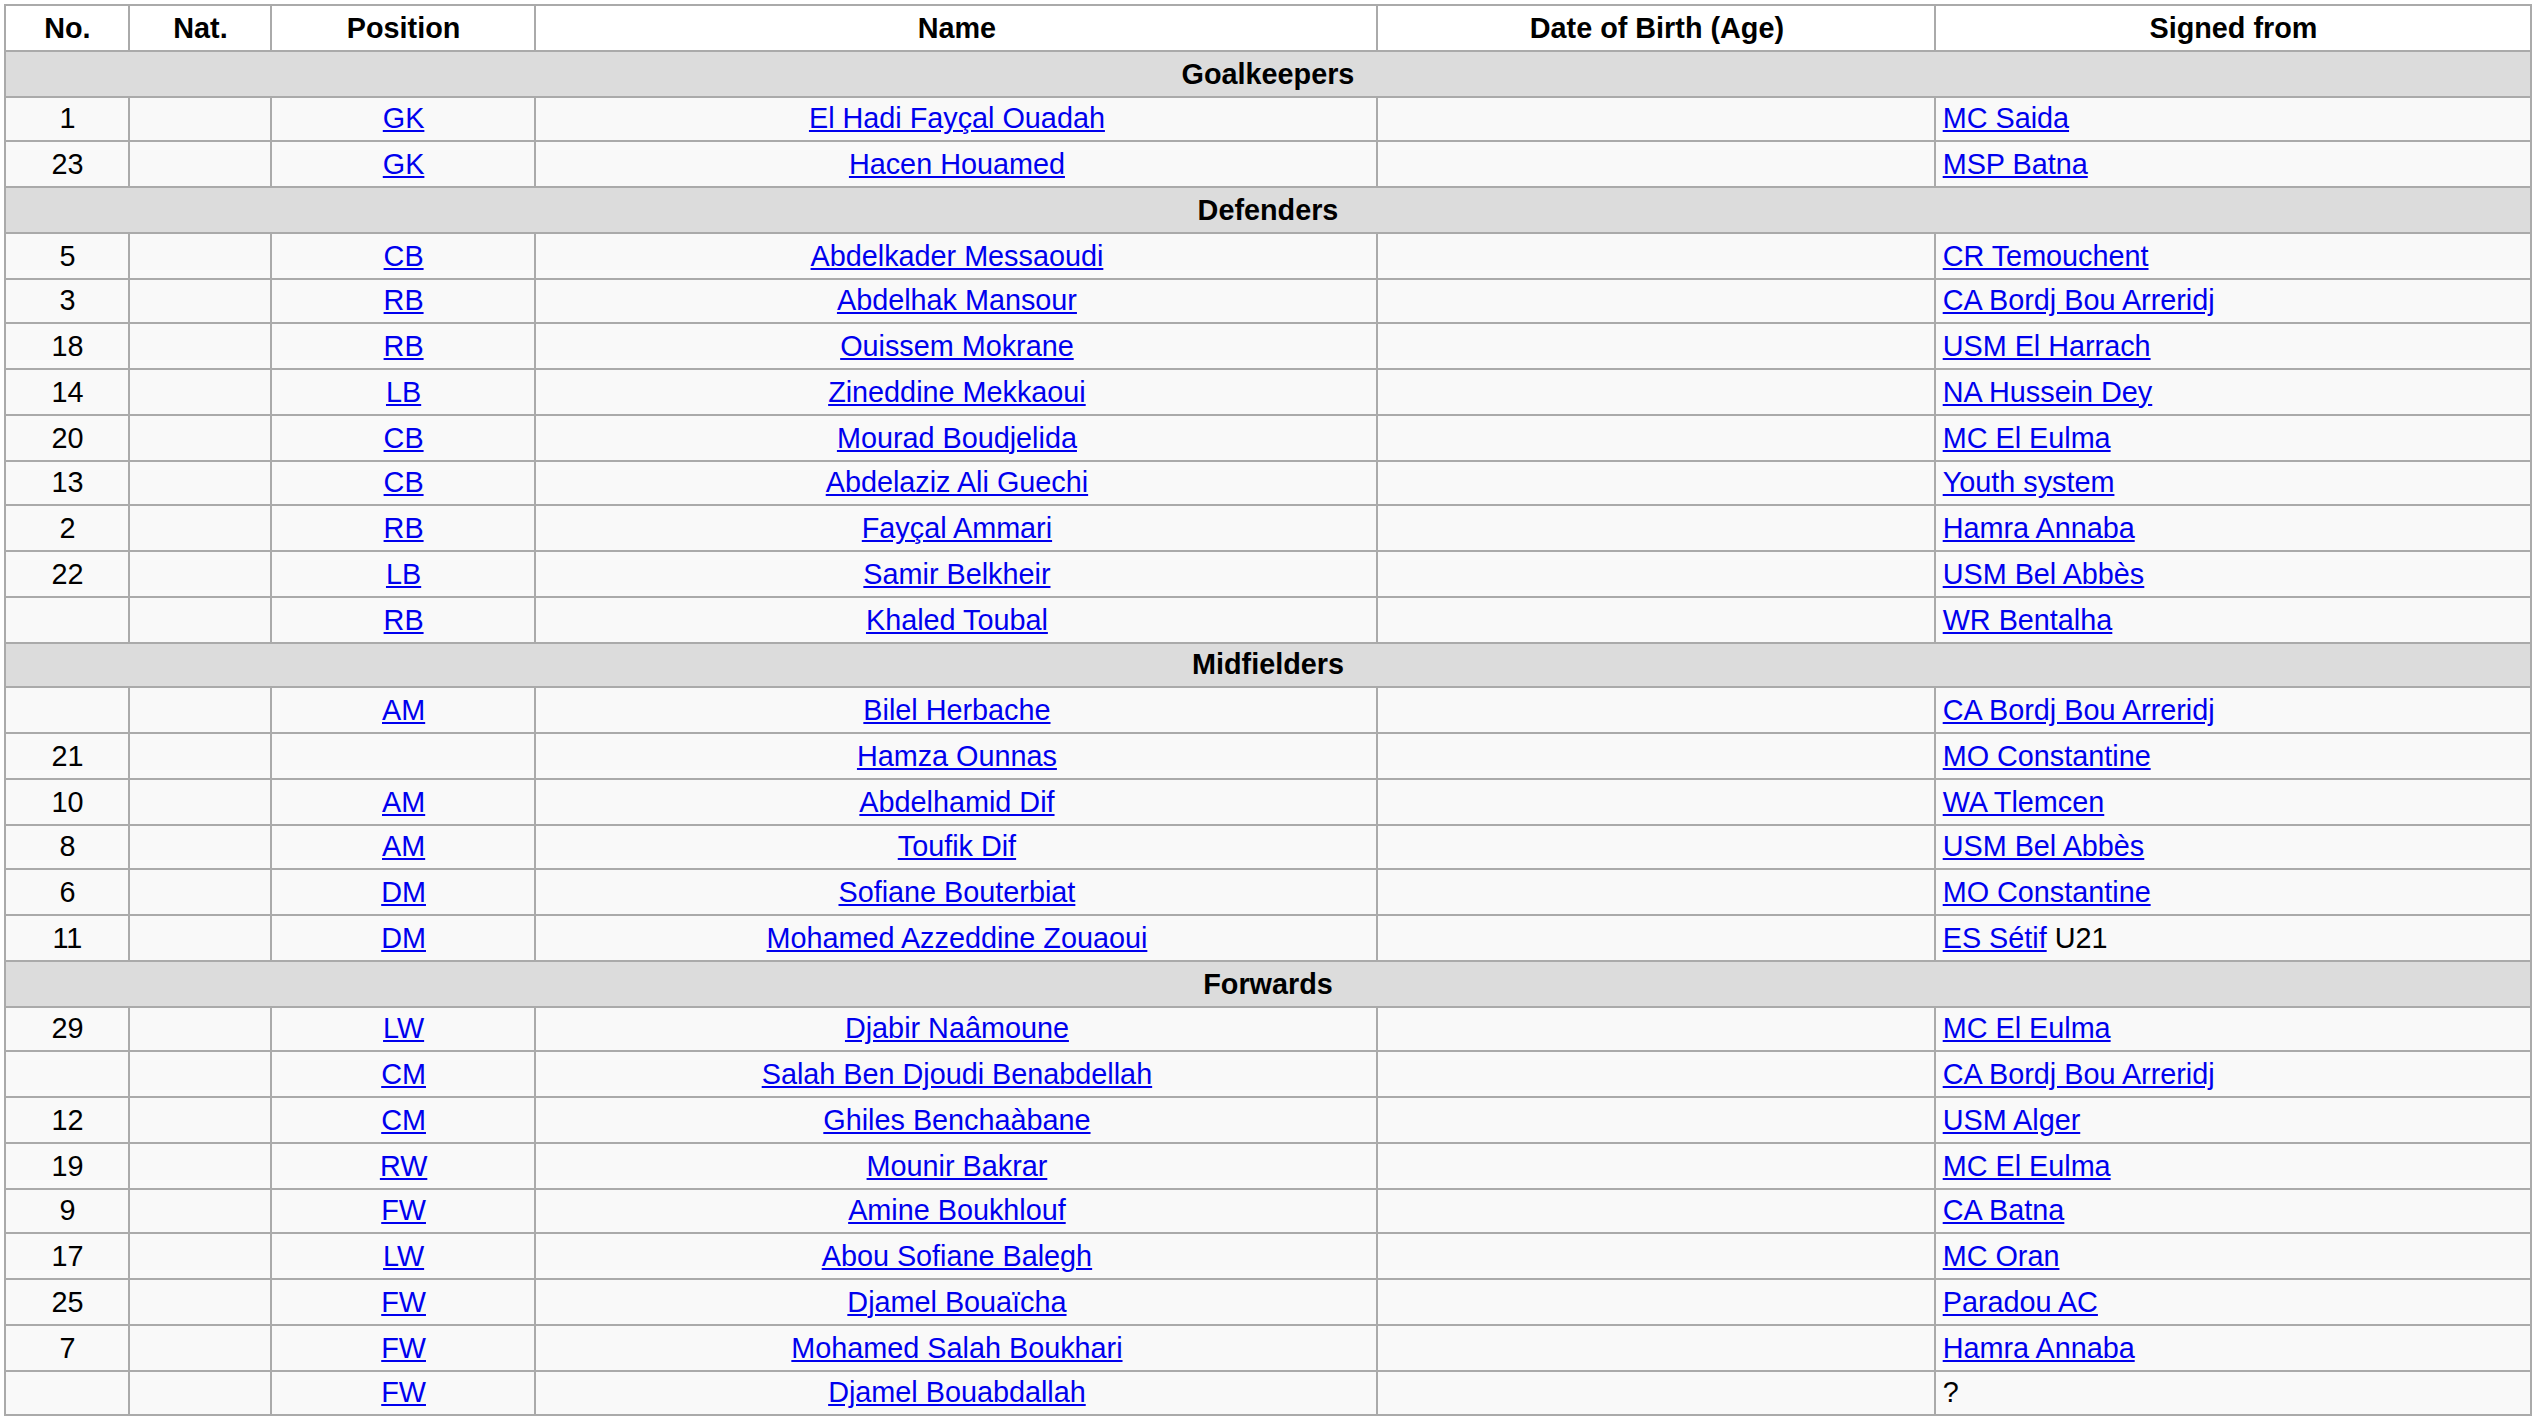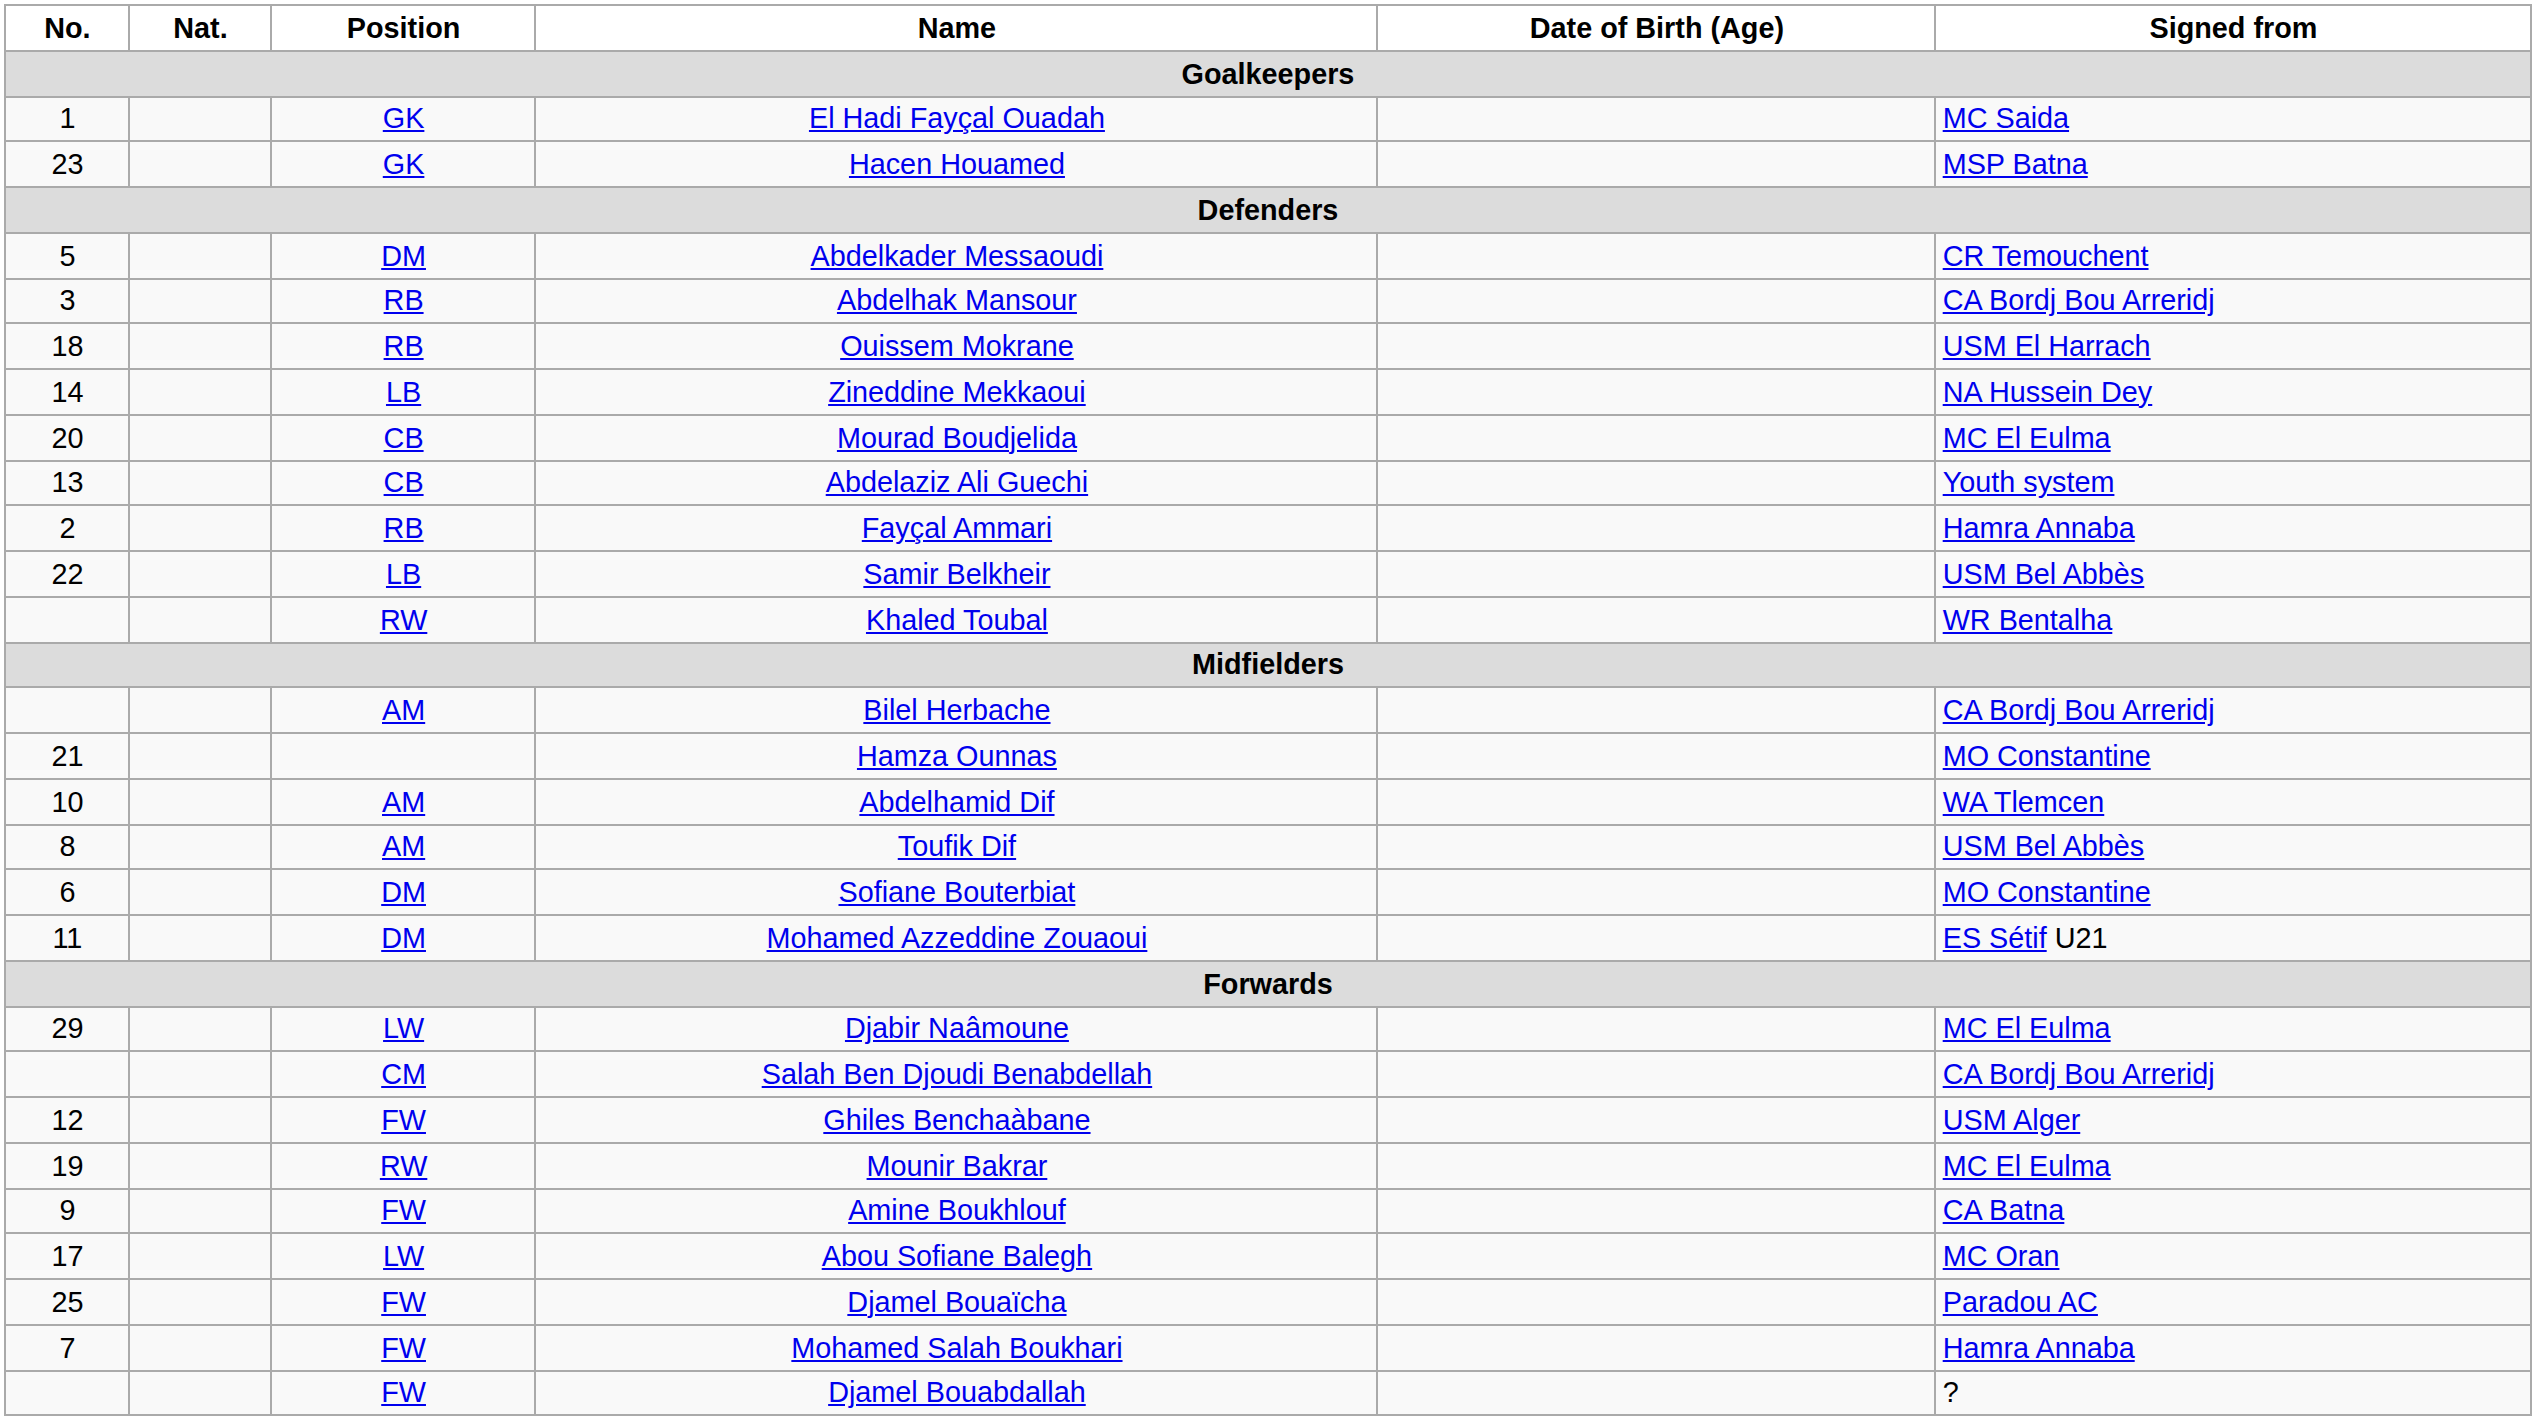(404, 256) CB -> (404, 256) DM
(404, 620) RB -> (404, 620) RW
(404, 1120) CM -> (404, 1120) FW
